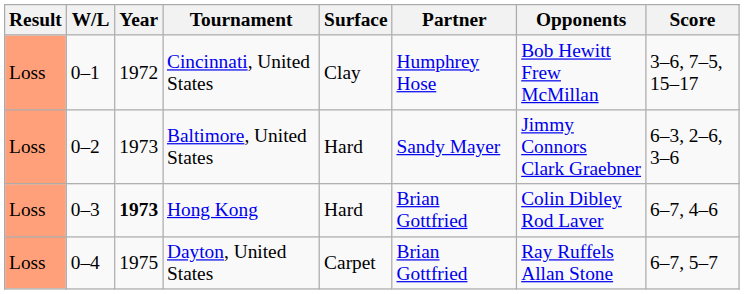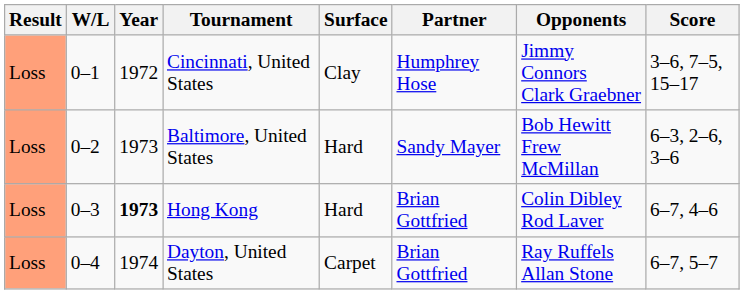(566, 72) Bob Hewitt Frew McMillan -> (581, 72) Jimmy Connors Clark Graebner
(581, 146) Jimmy Connors Clark Graebner -> (566, 146) Bob Hewitt Frew McMillan
(139, 262) 1975 -> (139, 262) 1974
